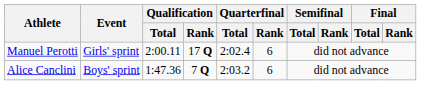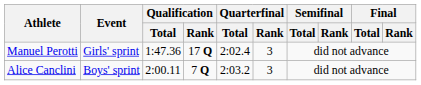(163, 51) 2:00.11 -> (163, 51) 1:47.36
(270, 51) 6 -> (270, 51) 3
(163, 70) 1:47.36 -> (163, 70) 2:00.11
(270, 70) 6 -> (270, 70) 3
